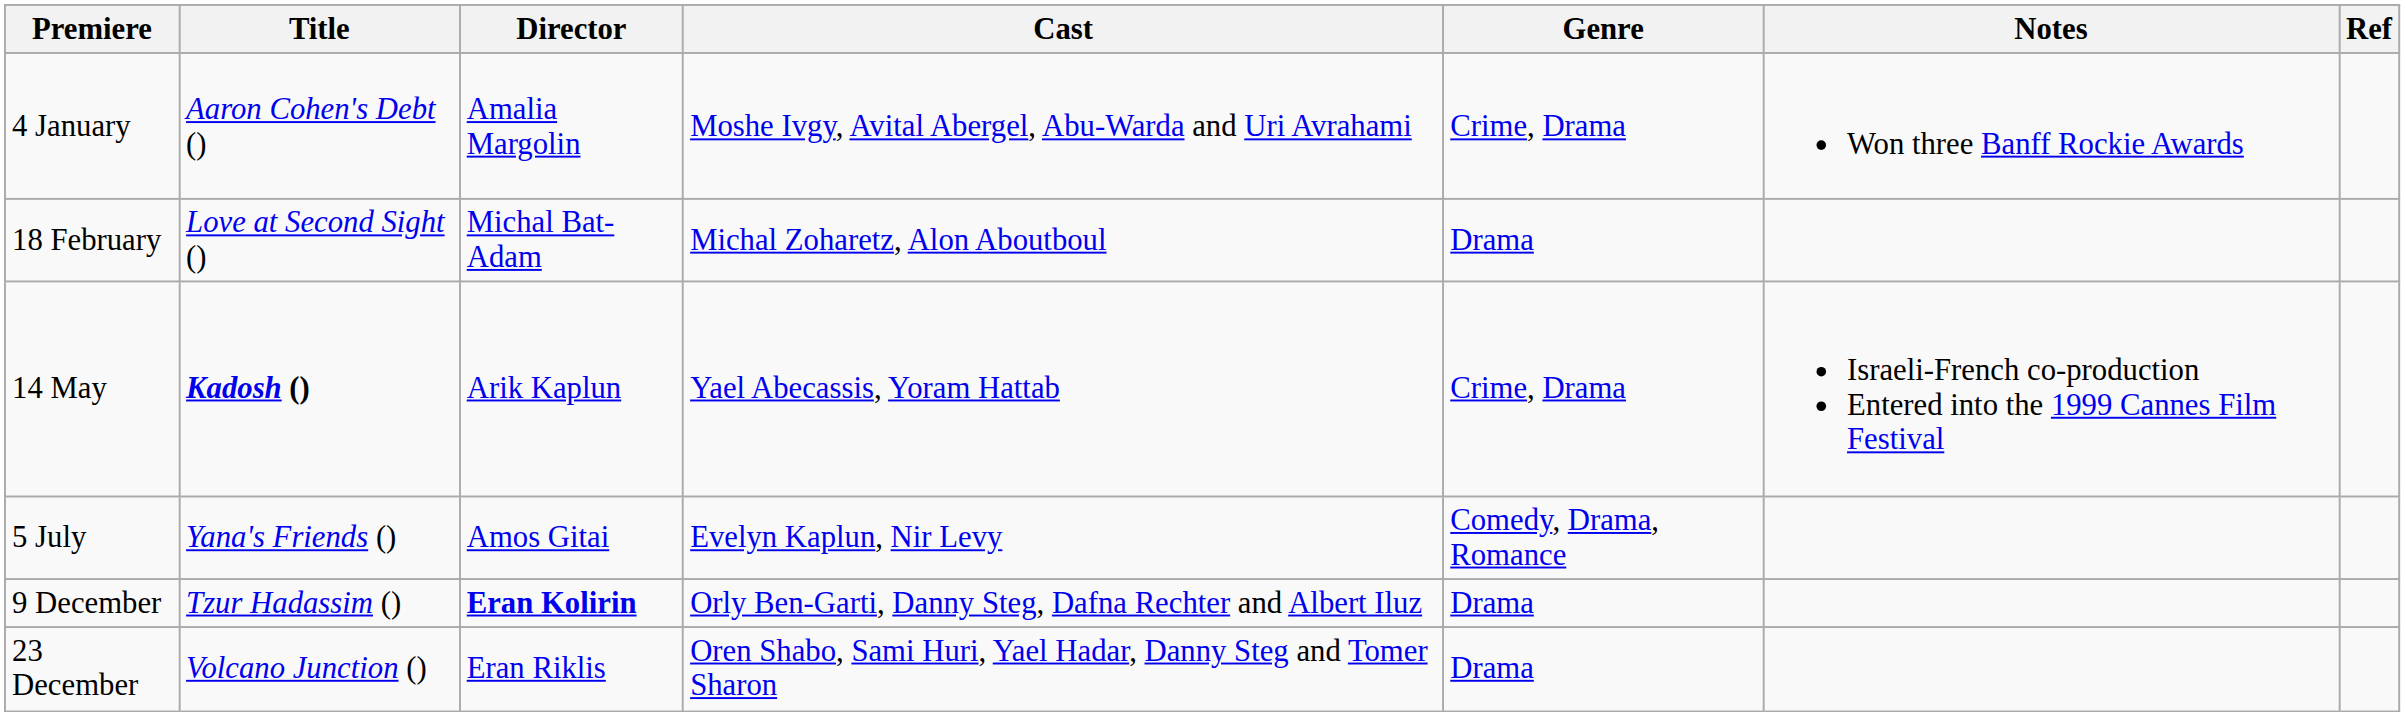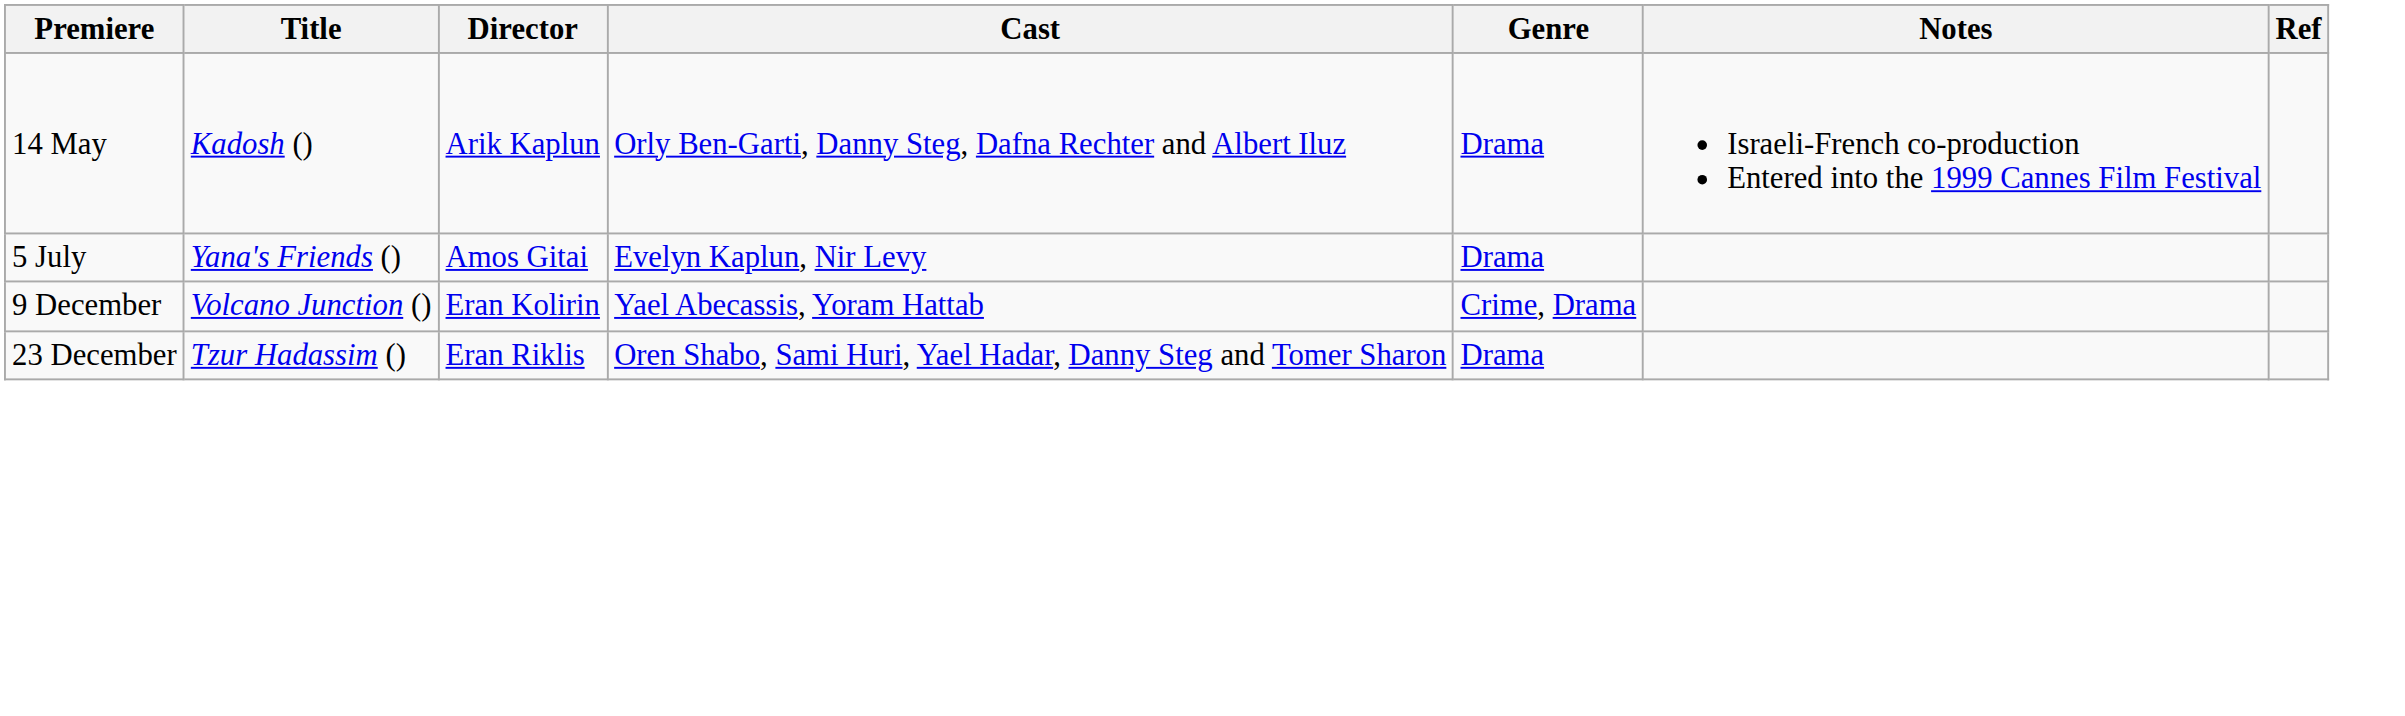- row: (71, 125)
- row: (87, 239)
(248, 388) bold -> (252, 142) normal
(875, 388) Yael Abecassis, Yoram Hattab -> (980, 142) Orly Ben-Garti, Danny Steg, Dafna Rechter and Albert Iluz
(1538, 388) Crime, Drama -> (1502, 142) Drama
(1555, 536) Comedy, Drama, Romance -> (1502, 256) Drama
(294, 602) Tzur Hadassim () -> (311, 305) Volcano Junction ()
(552, 602) bold -> (523, 305) normal
(1056, 602) Orly Ben-Garti, Danny Steg, Dafna Rechter and Albert Iluz -> (799, 305) Yael Abecassis, Yoram Hattab
(1492, 602) Drama -> (1548, 305) Crime, Drama
(306, 668) Volcano Junction () -> (298, 354) Tzur Hadassim ()
